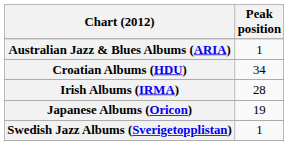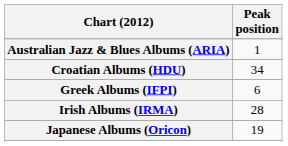+ row: (118, 89)
- row: (120, 130)
